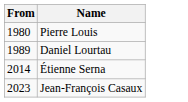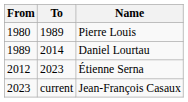+ column: (57, 13)
(19, 69) 2014 -> (19, 69) 2012
